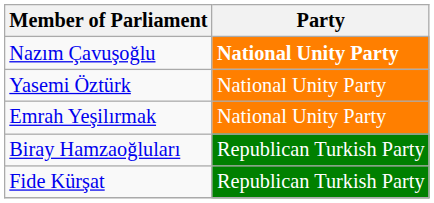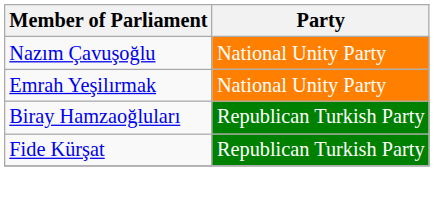(308, 52) bold -> (302, 52) normal
- row: (70, 85)
